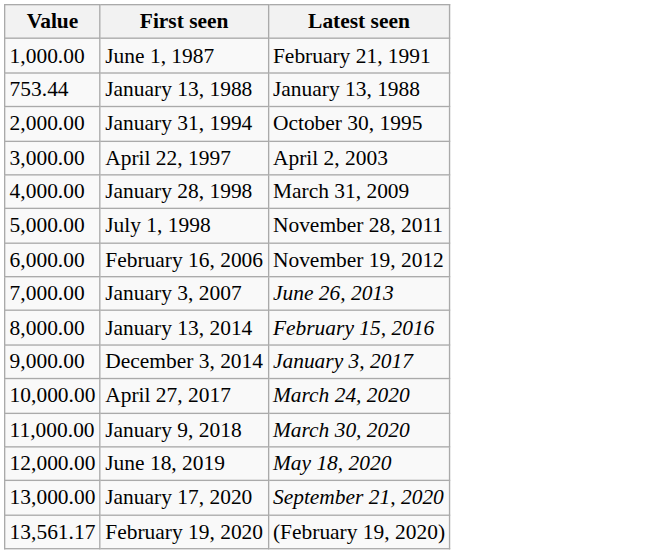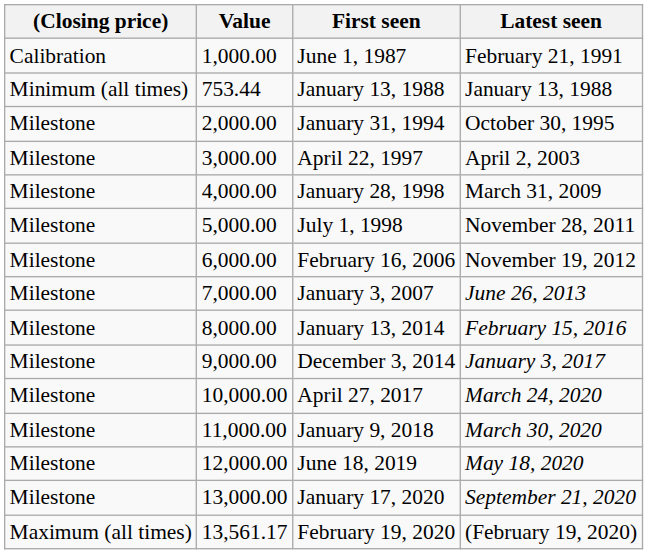+ column: (101, 21)
